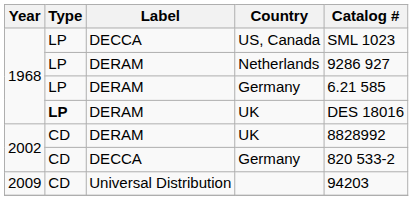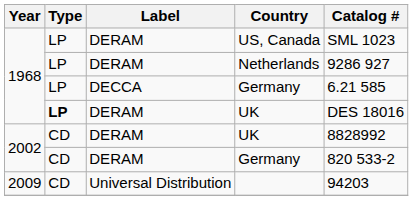(116, 40) DECCA -> (116, 40) DERAM
(116, 87) DERAM -> (116, 87) DECCA
(116, 159) DECCA -> (116, 159) DERAM
